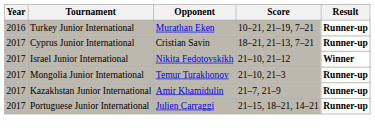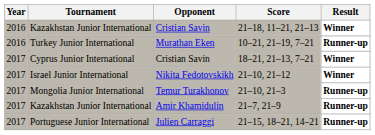+ row: (278, 28)
(346, 44) Runner-up -> (339, 59) Winner
